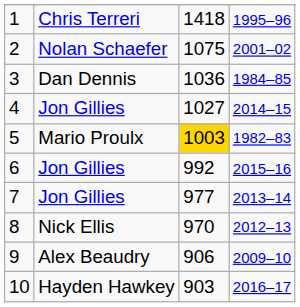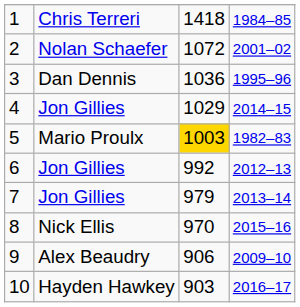(262, 19) 1995–96 -> (262, 19) 1984–85
(204, 49) 1075 -> (204, 49) 1072
(262, 79) 1984–85 -> (262, 79) 1995–96
(204, 108) 1027 -> (204, 108) 1029
(262, 168) 2015–16 -> (262, 168) 2012–13
(199, 197) 977 -> (199, 197) 979
(262, 227) 2012–13 -> (262, 227) 2015–16
